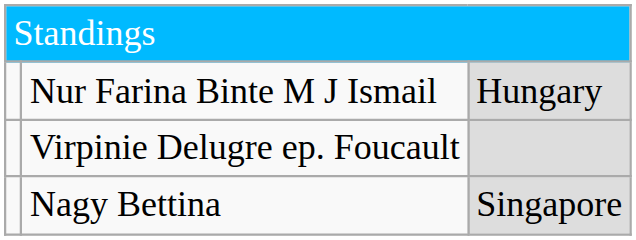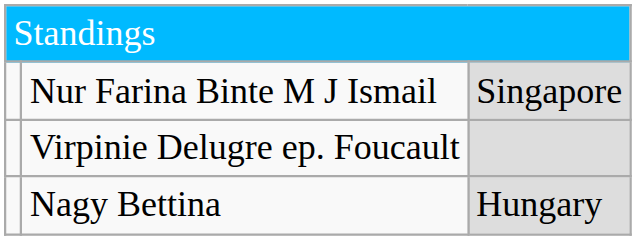(539, 90) Hungary -> (549, 90) Singapore
(549, 204) Singapore -> (539, 204) Hungary
